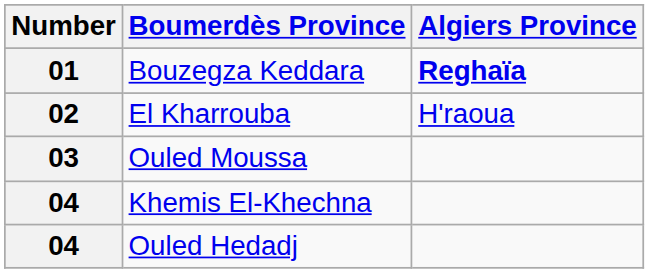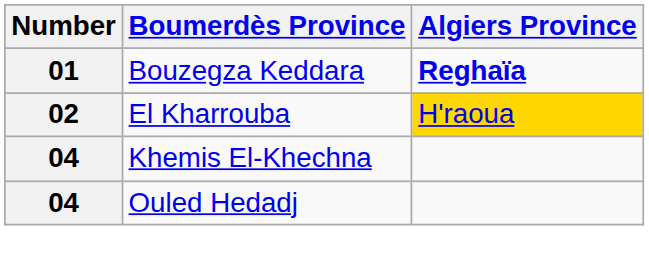(466, 114) no background -> (466, 114) gold background
- row: (218, 158)
